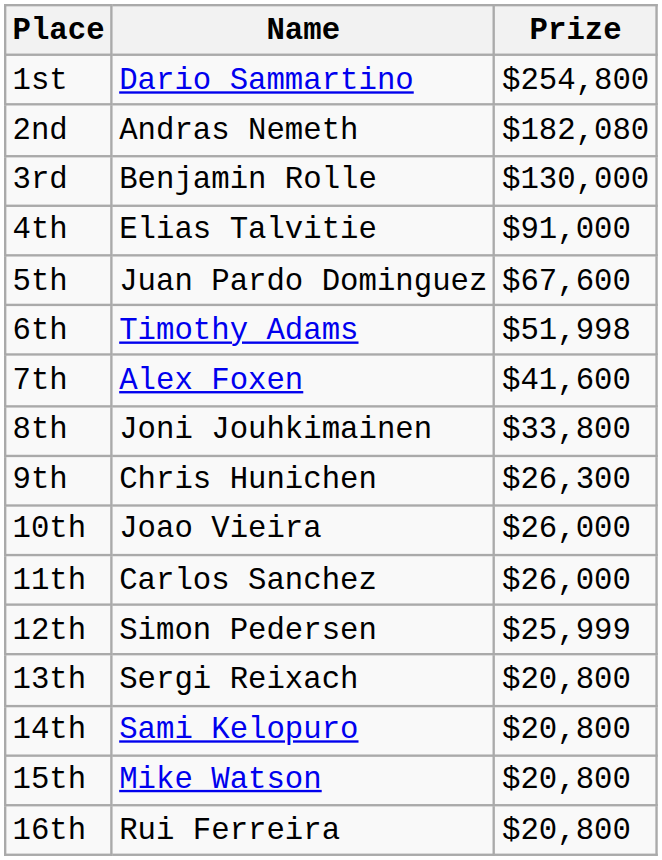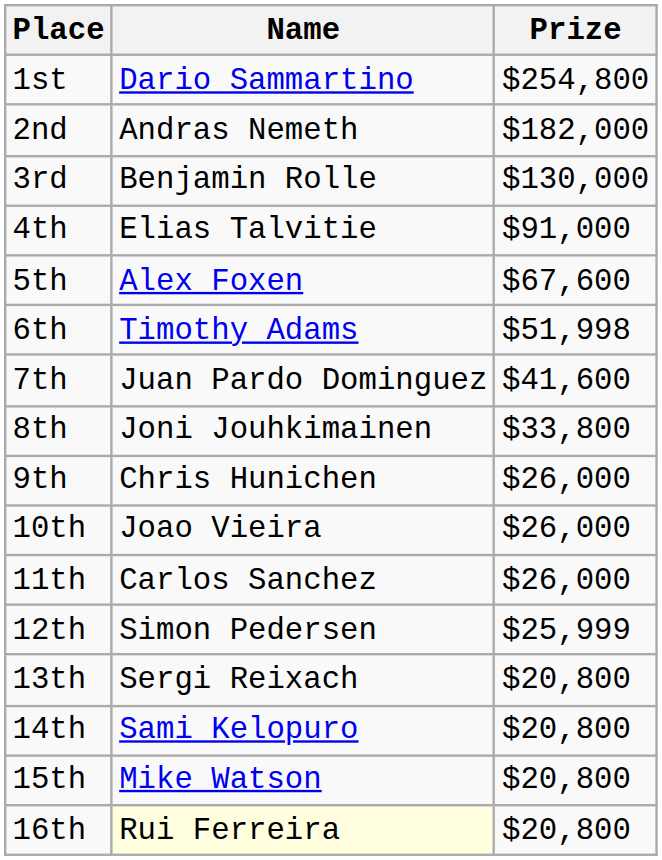(576, 130) $182,080 -> (576, 130) $182,000
(303, 280) Juan Pardo Dominguez -> (211, 280) Alex Foxen
(211, 380) Alex Foxen -> (303, 380) Juan Pardo Dominguez
(566, 480) $26,300 -> (566, 480) $26,000
(230, 830) no background -> (230, 830) lightyellow background
